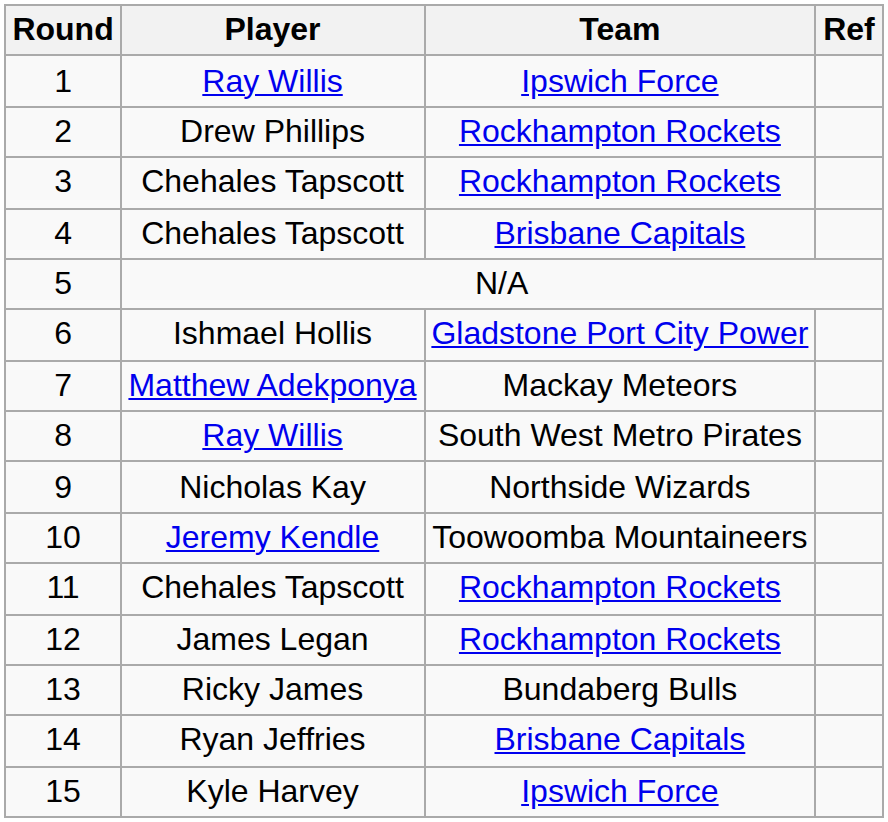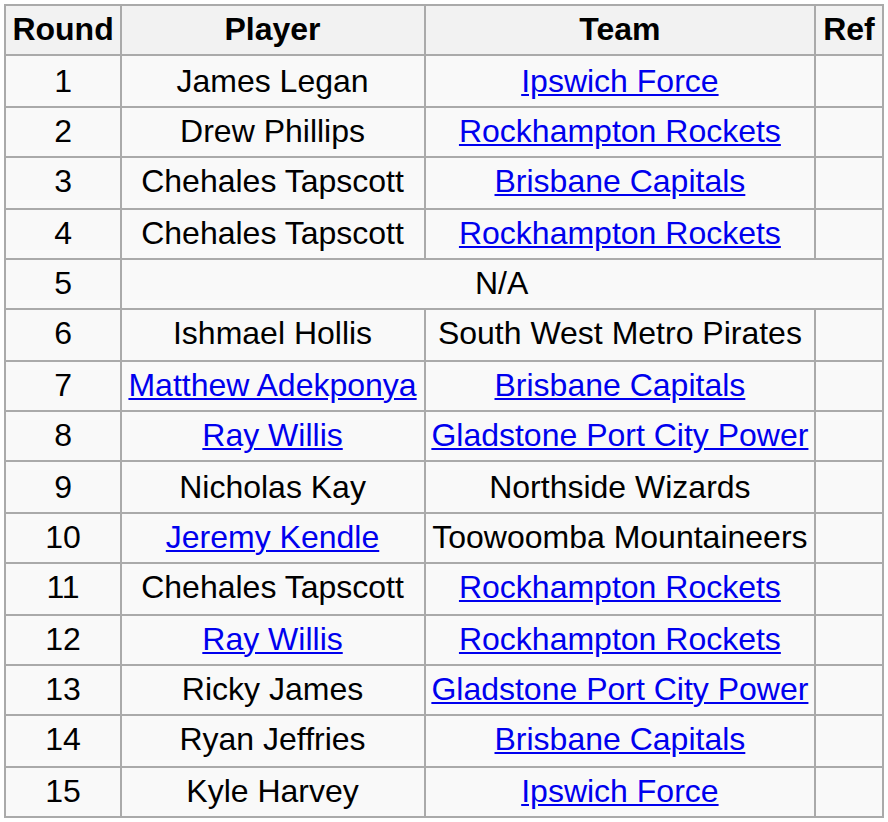(273, 80) Ray Willis -> (273, 80) James Legan
(620, 182) Rockhampton Rockets -> (620, 182) Brisbane Capitals
(620, 232) Brisbane Capitals -> (620, 232) Rockhampton Rockets
(620, 334) Gladstone Port City Power -> (620, 334) South West Metro Pirates
(620, 385) Mackay Meteors -> (620, 385) Brisbane Capitals
(620, 435) South West Metro Pirates -> (620, 435) Gladstone Port City Power
(273, 638) James Legan -> (273, 638) Ray Willis
(620, 689) Bundaberg Bulls -> (620, 689) Gladstone Port City Power
